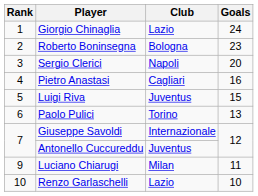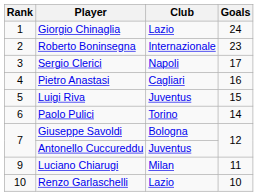(168, 47) Bologna -> (182, 47) Internazionale
(236, 64) 20 -> (236, 64) 17
(236, 115) 13 -> (236, 115) 14
(182, 132) Internazionale -> (168, 132) Bologna
